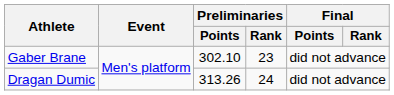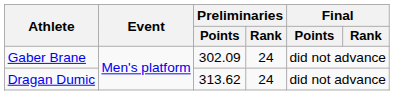(220, 58) 302.10 -> (220, 58) 302.09
(266, 58) 23 -> (266, 58) 24
(220, 79) 313.26 -> (220, 79) 313.62
